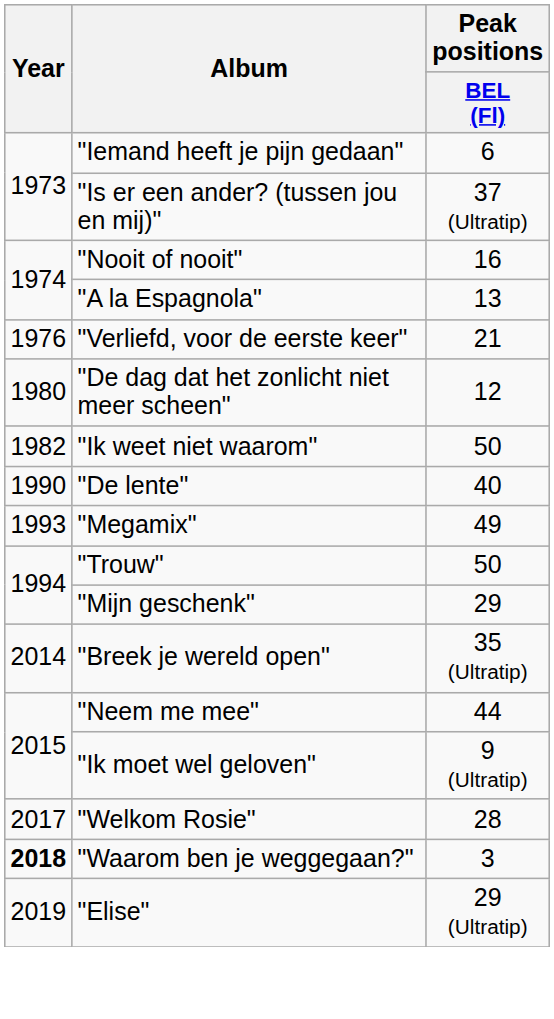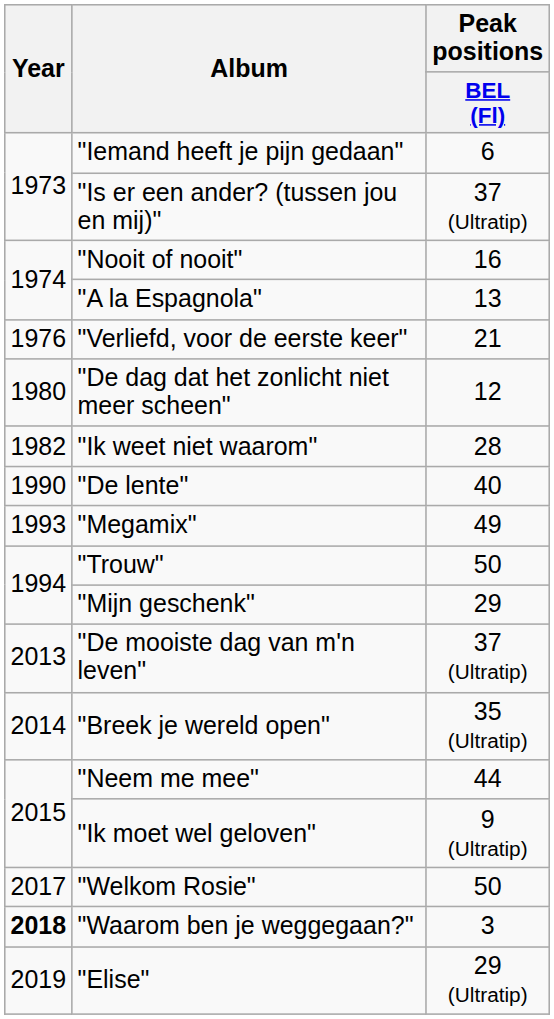(488, 446) 50 -> (488, 446) 28
+ row: (216, 658)
(488, 818) 28 -> (488, 886) 50
